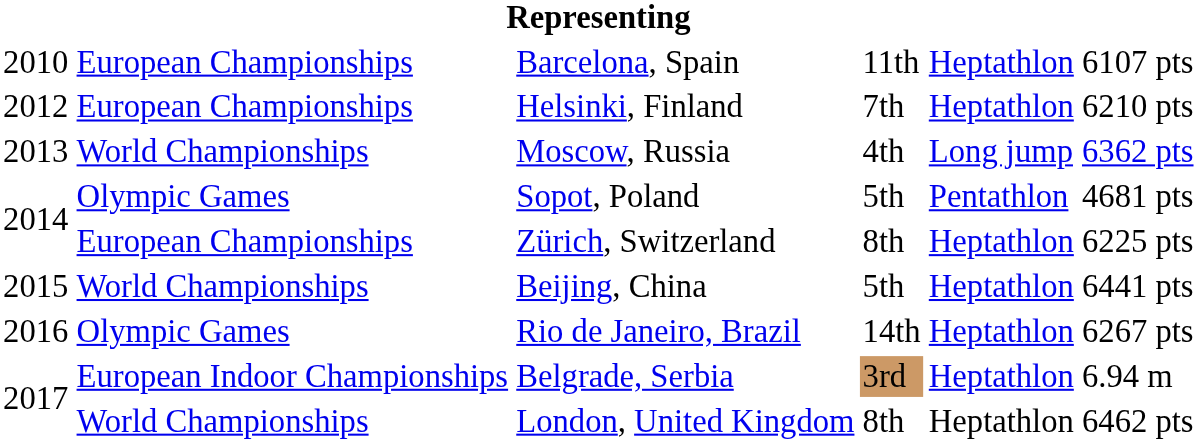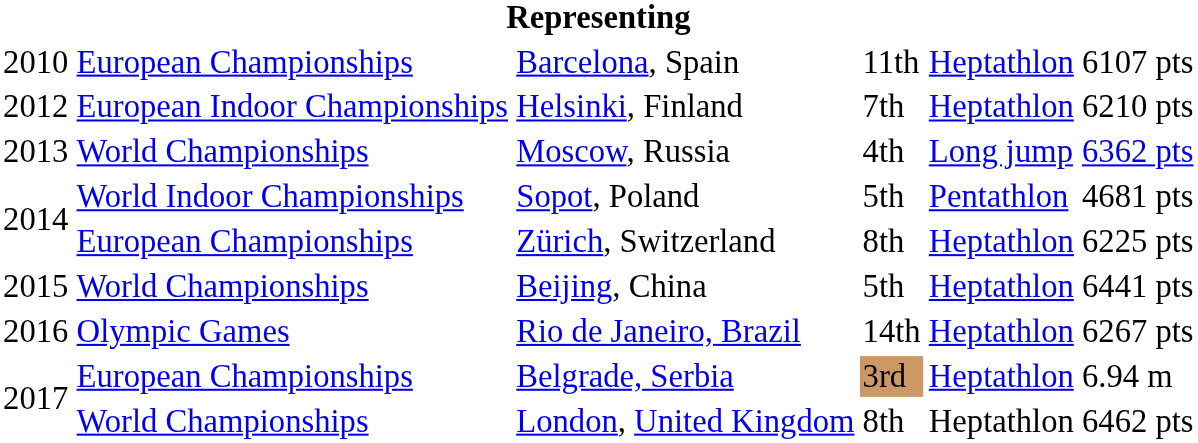(245, 106) European Championships -> (292, 106) European Indoor Championships
(183, 196) Olympic Games -> (270, 196) World Indoor Championships
(292, 376) European Indoor Championships -> (245, 376) European Championships
